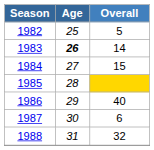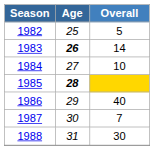(119, 66) 15 -> (119, 66) 10
(72, 84) normal -> (72, 84) bold
(119, 119) 6 -> (119, 119) 7
(119, 136) 32 -> (119, 136) 30
